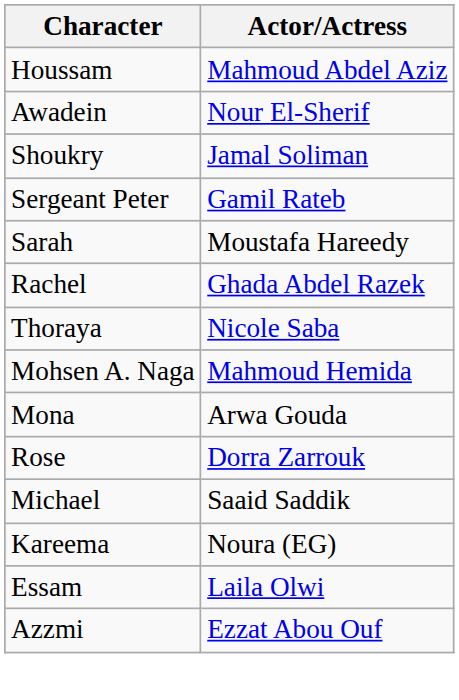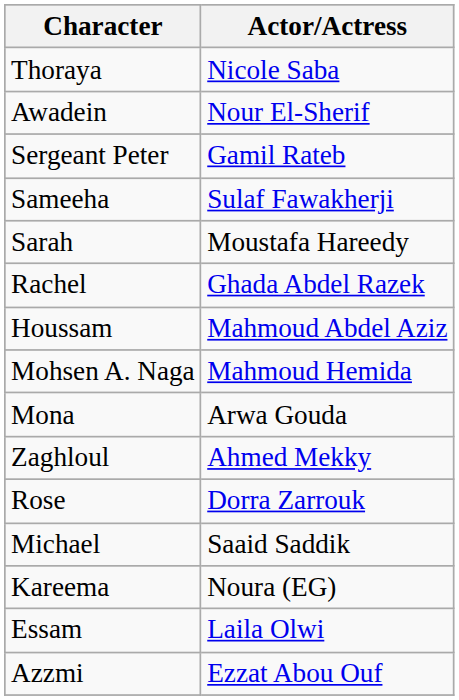rows swapped: (62, 69) <-> (56, 328)
- row: (57, 155)
+ row: (60, 198)
+ row: (60, 457)
